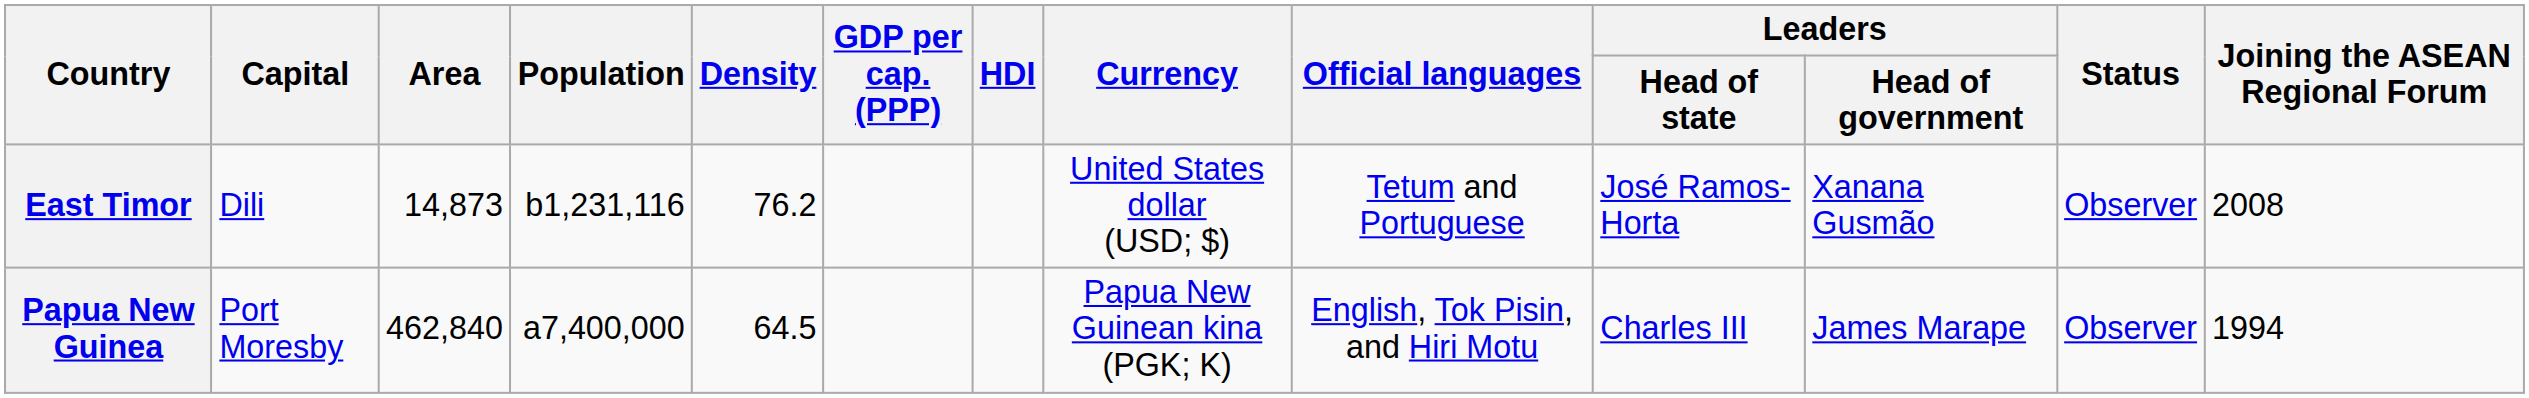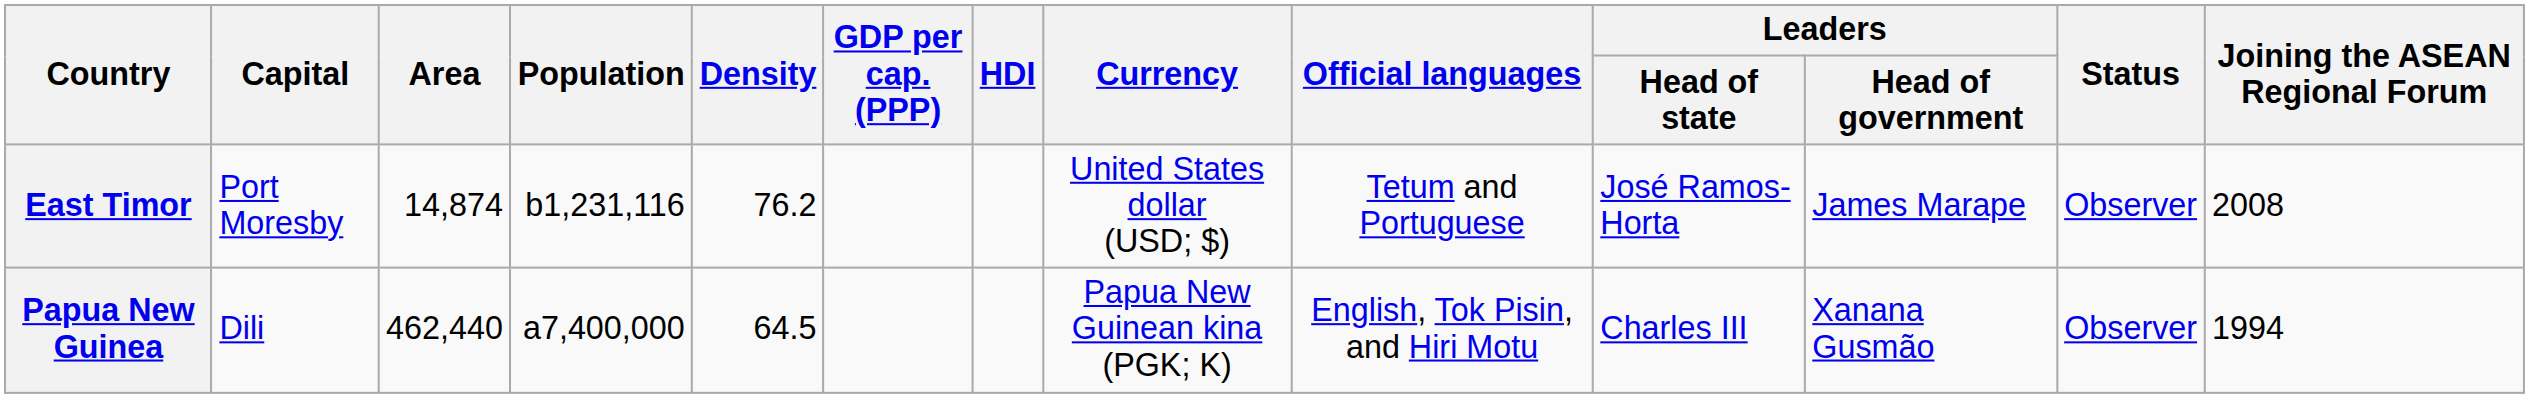(242, 205) Dili -> (281, 205) Port Moresby
(453, 205) 14,873 -> (453, 205) 14,874
(1873, 205) Xanana Gusmão -> (1919, 205) James Marape
(281, 329) Port Moresby -> (242, 329) Dili
(444, 329) 462,840 -> (444, 329) 462,440
(1919, 329) James Marape -> (1873, 329) Xanana Gusmão
